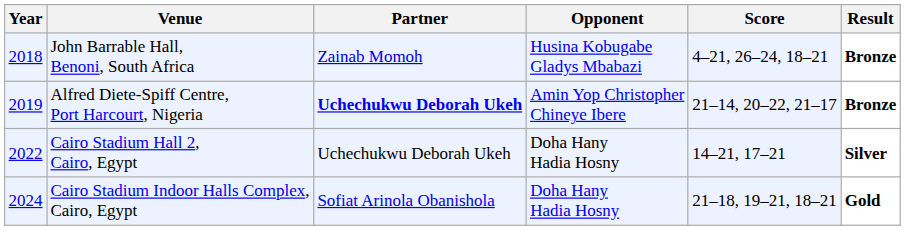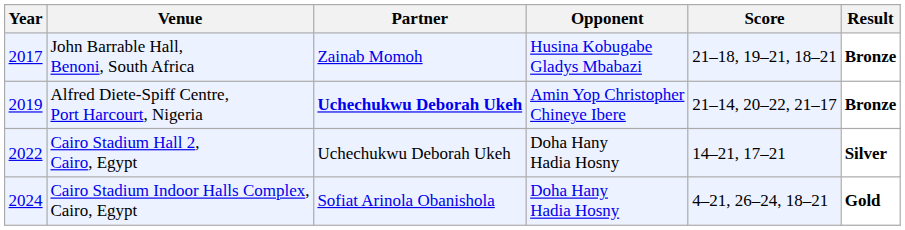(26, 56) 2018 -> (26, 56) 2017
(760, 56) 4–21, 26–24, 18–21 -> (765, 56) 21–18, 19–21, 18–21
(765, 201) 21–18, 19–21, 18–21 -> (760, 201) 4–21, 26–24, 18–21
